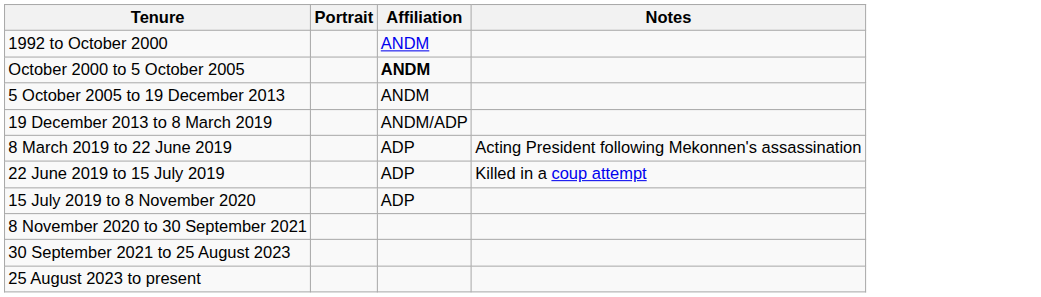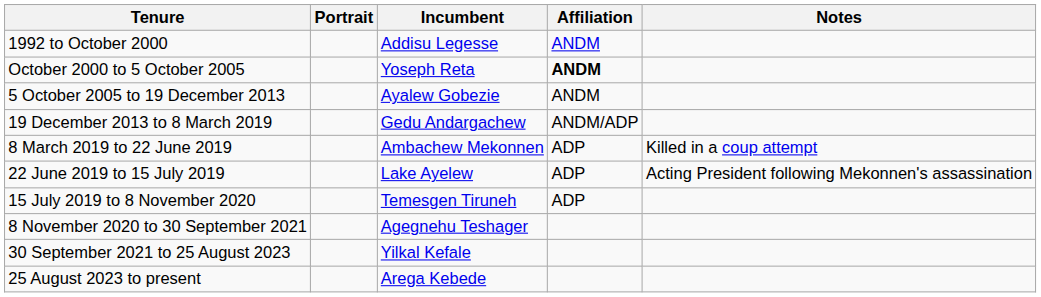+ column: (462, 17)
(668, 148) Acting President following Mekonnen's assassination -> (732, 148) Killed in a coup attempt
(561, 174) Killed in a coup attempt -> (839, 174) Acting President following Mekonnen's assassination
